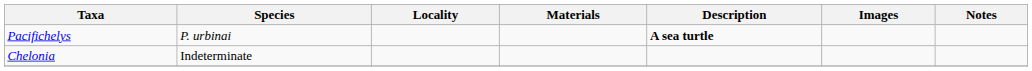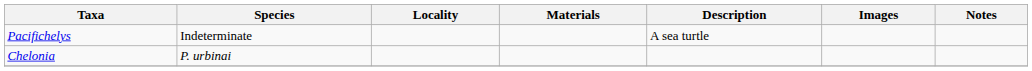(206, 35) P. urbinai -> (216, 35) Indeterminate
(682, 35) bold -> (680, 35) normal
(216, 55) Indeterminate -> (206, 55) P. urbinai
